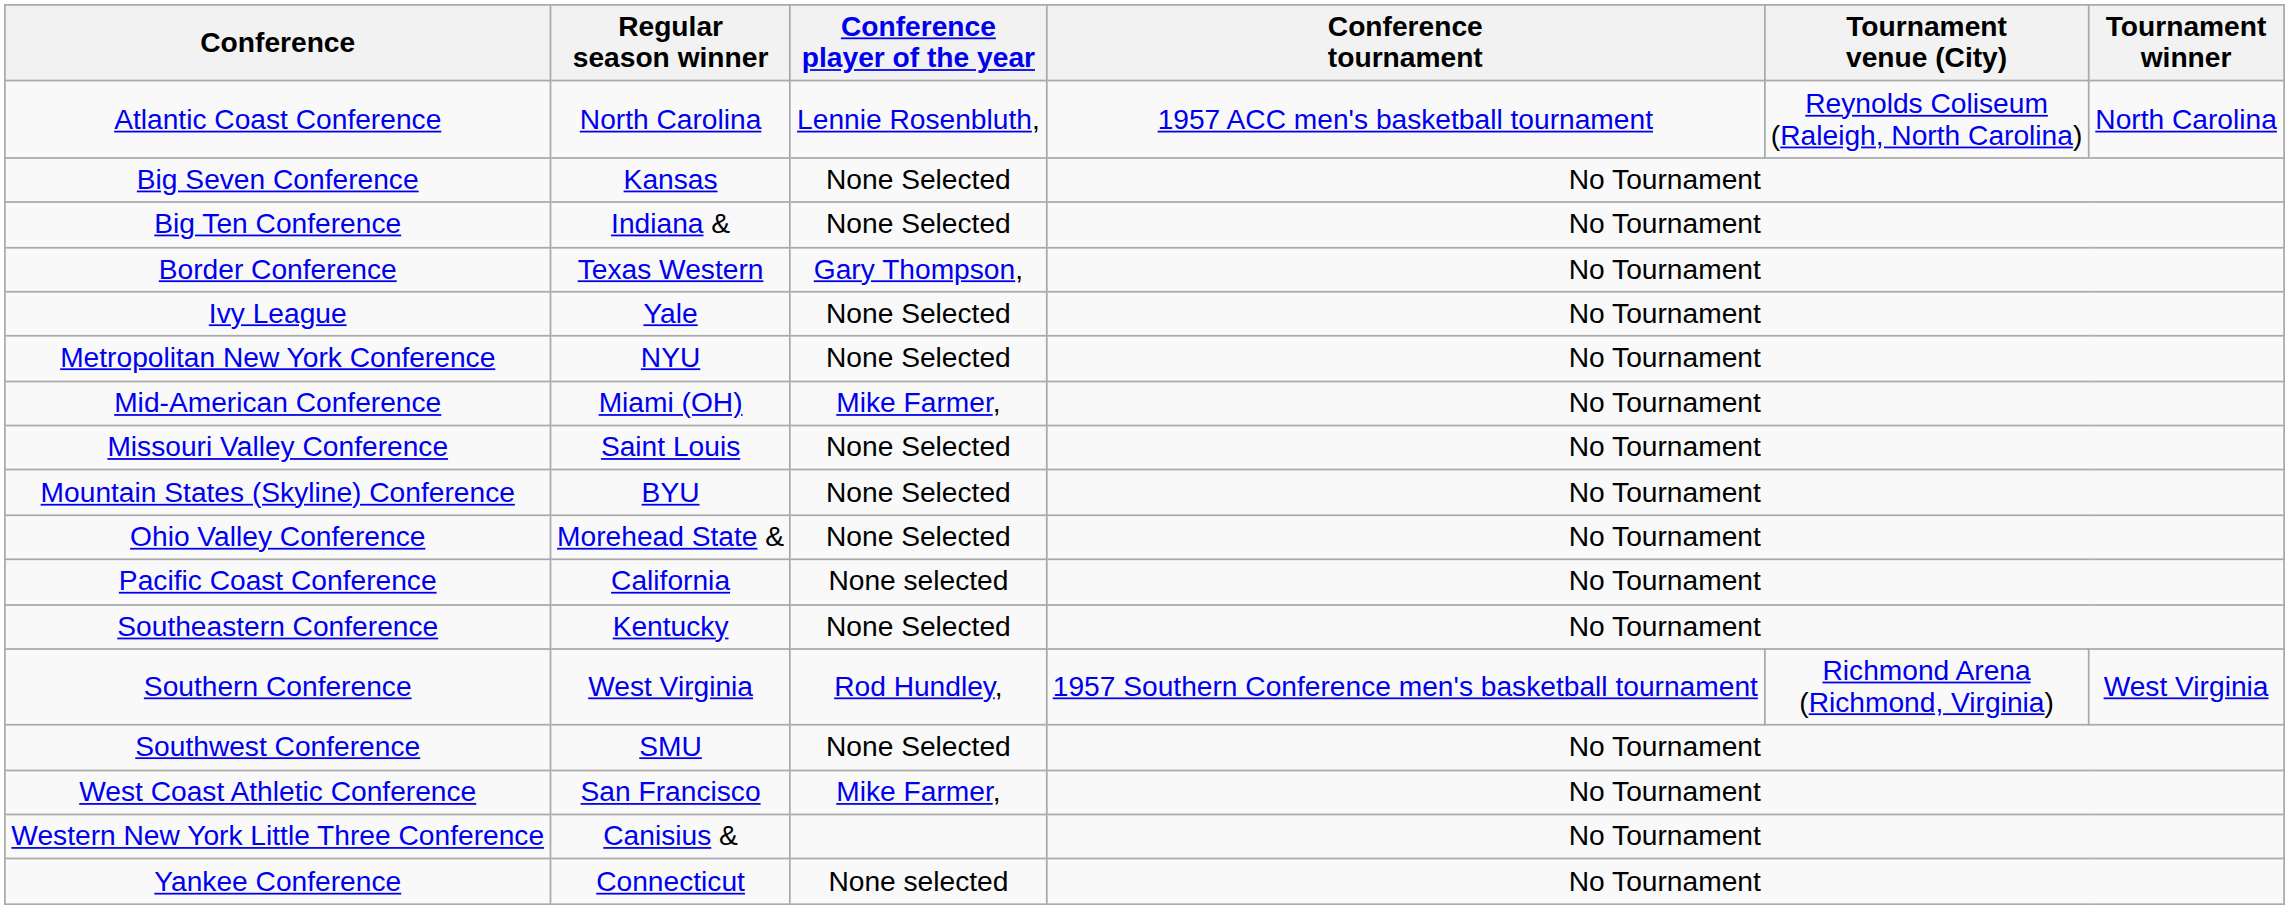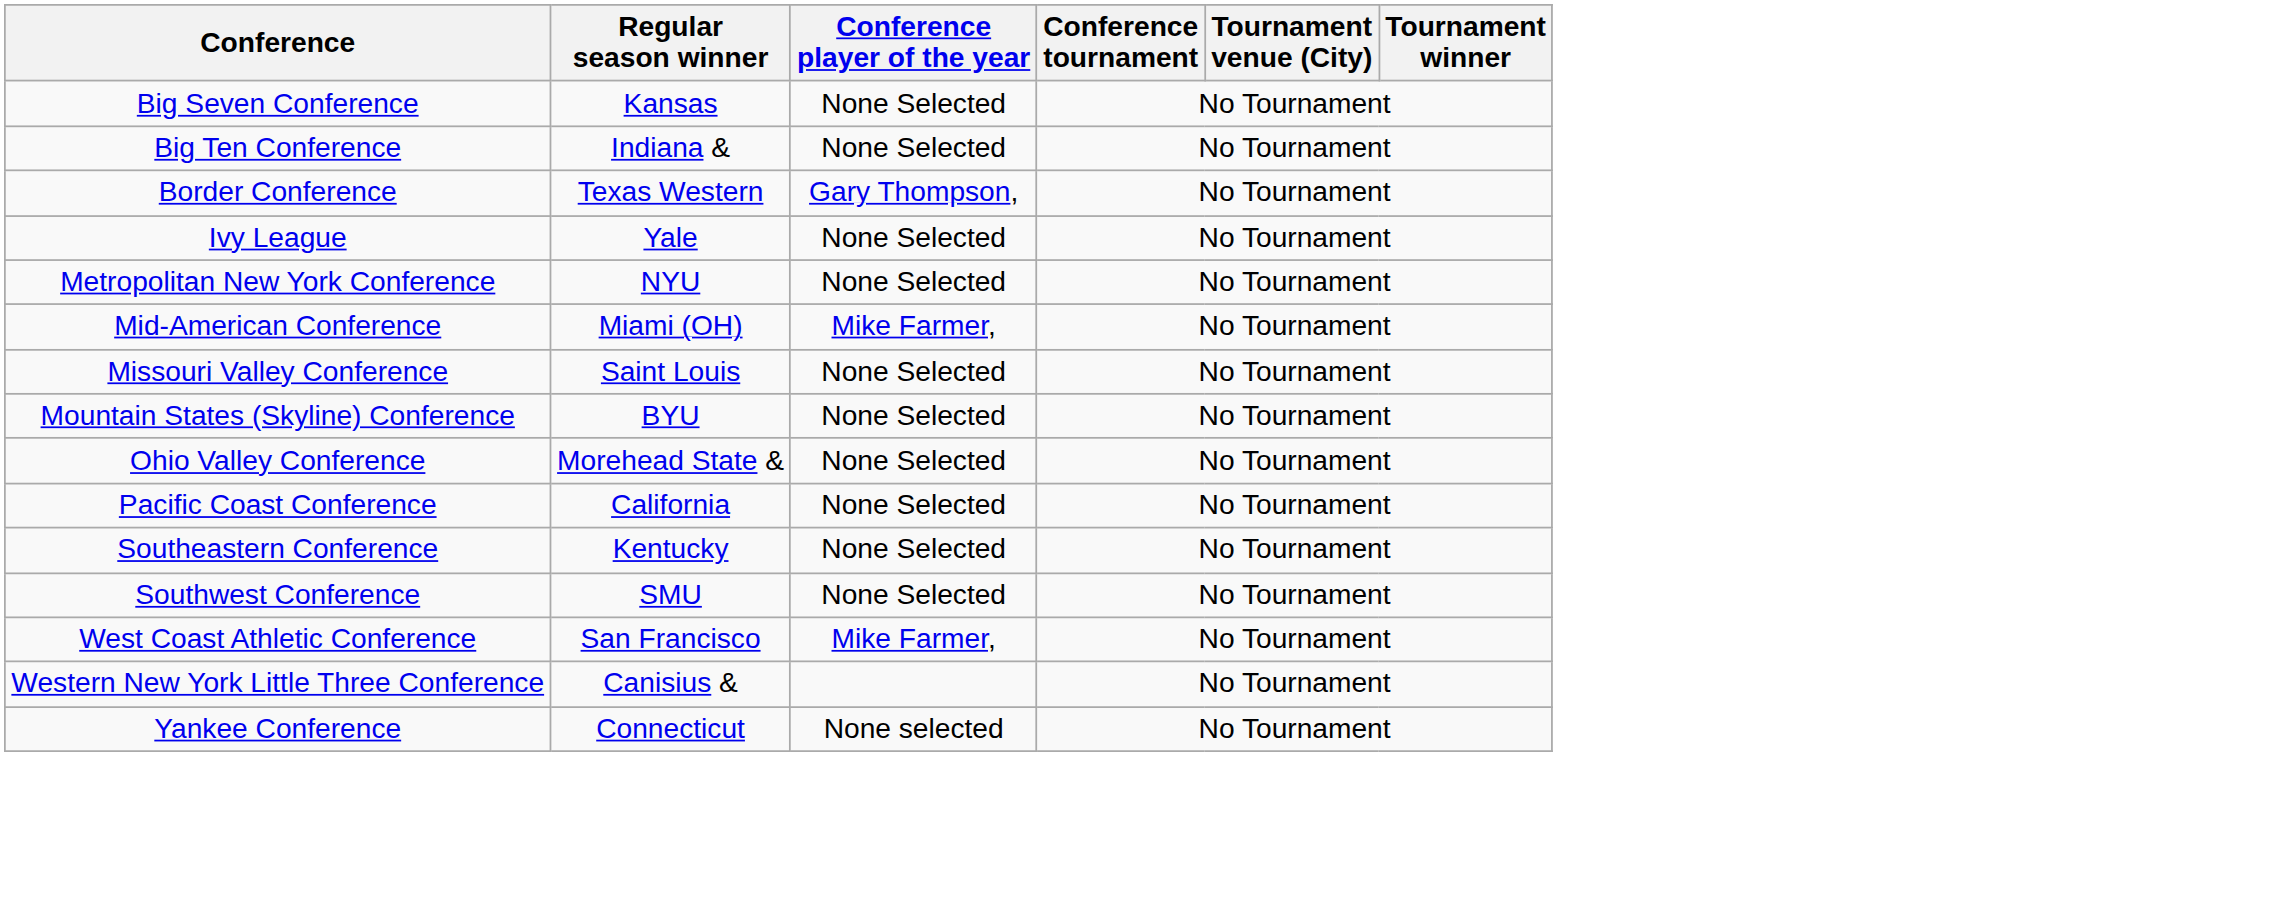- row: (278, 119)
(918, 581) None selected -> (914, 505) None Selected
- row: (278, 686)
